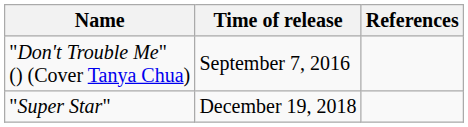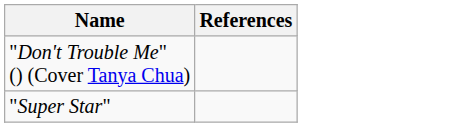- column: (278, 20)
